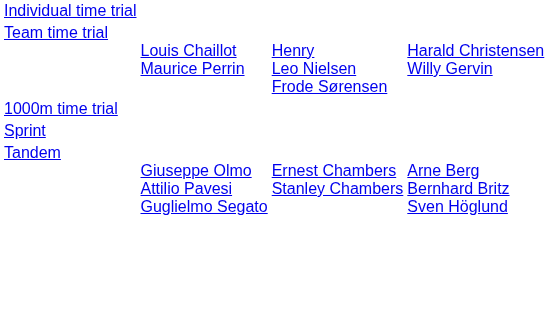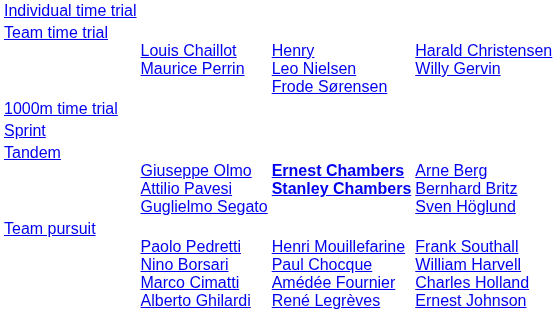(338, 180) normal -> (341, 180) bold
+ row: (50, 228)
